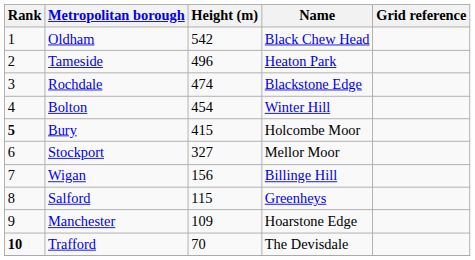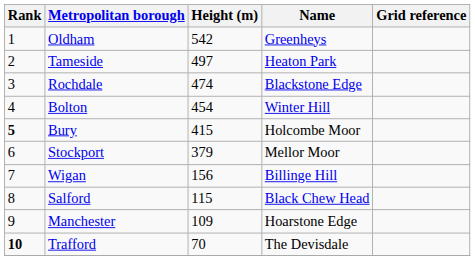(317, 38) Black Chew Head -> (296, 38) Greenheys
(202, 61) 496 -> (202, 61) 497
(202, 152) 327 -> (202, 152) 379
(296, 198) Greenheys -> (317, 198) Black Chew Head
